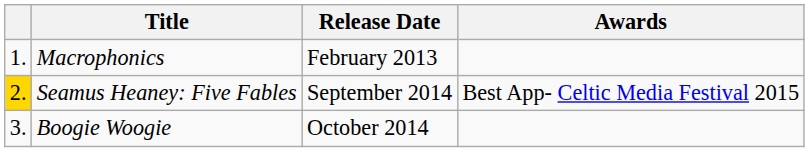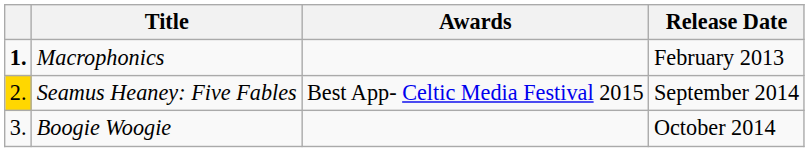columns swapped: (380, 22) <-> (631, 22)
(18, 57) normal -> (18, 57) bold
